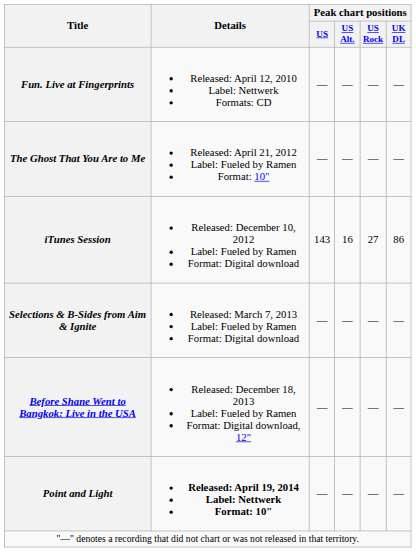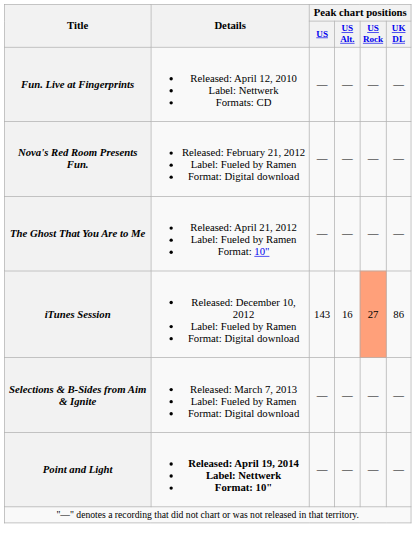+ row: (78, 159)
(373, 239) no background -> (373, 314) lightsalmon background
- row: (78, 407)
